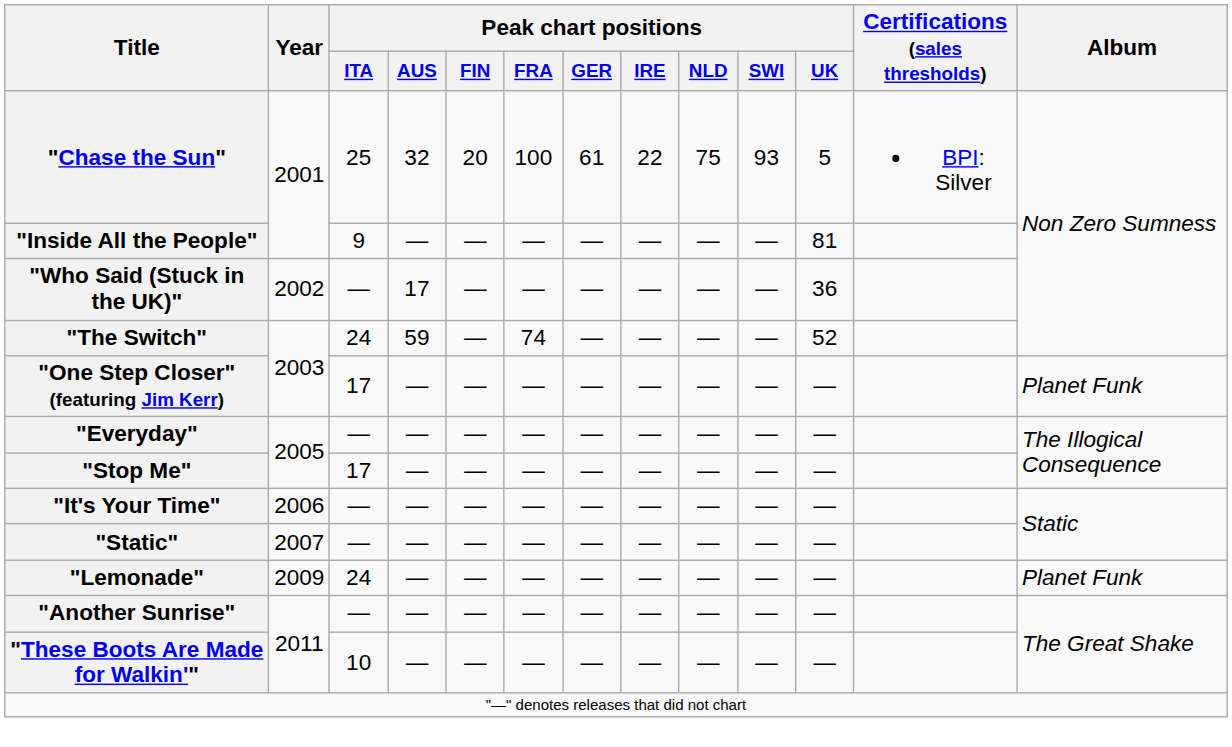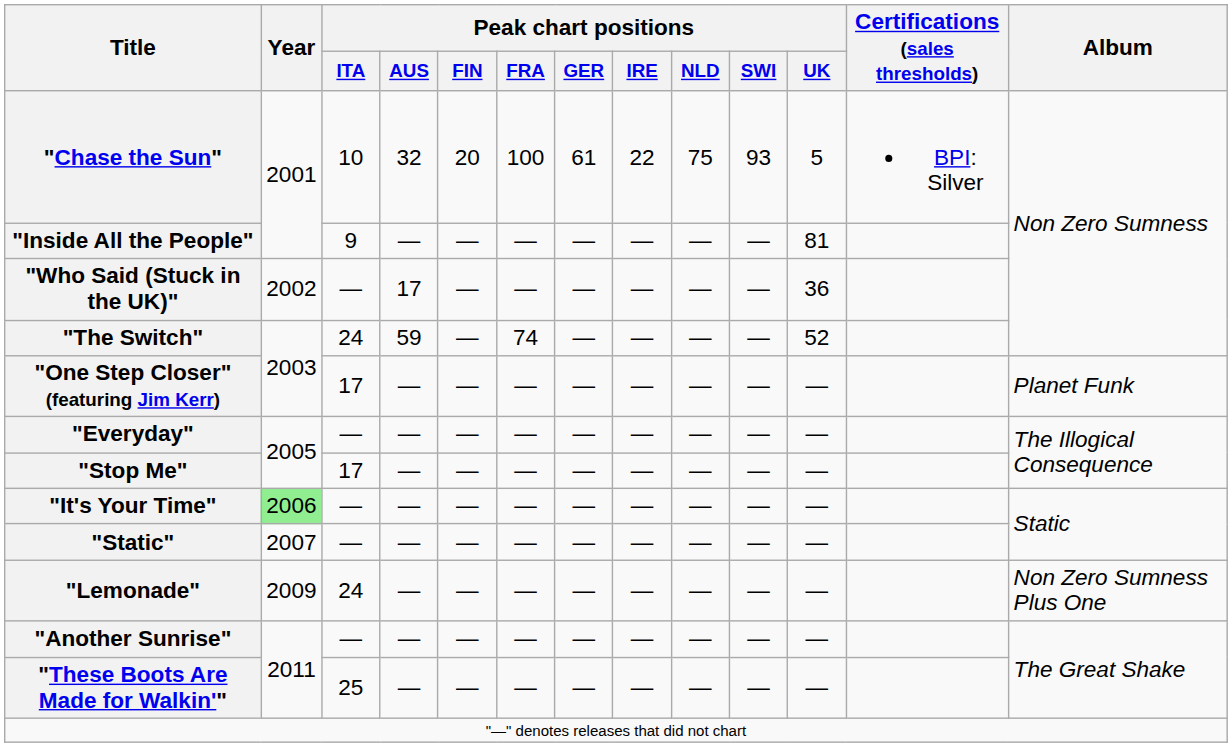(359, 156) 25 -> (351, 156) 10
(299, 506) no background -> (291, 506) lightgreen background
(1082, 577) Planet Funk -> (1111, 590) Non Zero Sumness Plus One
(359, 661) 10 -> (351, 687) 25
